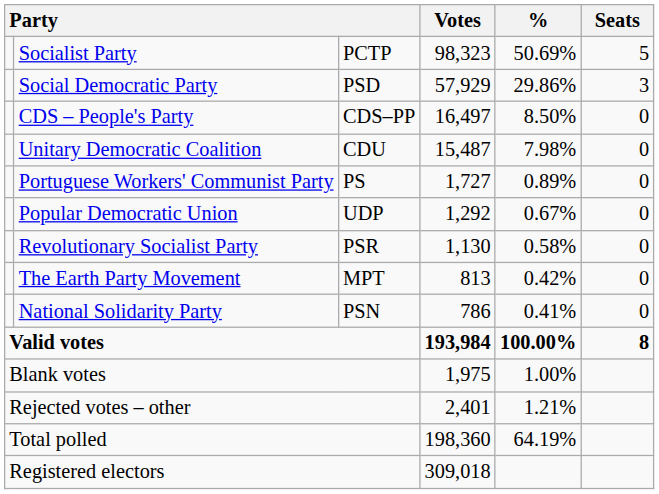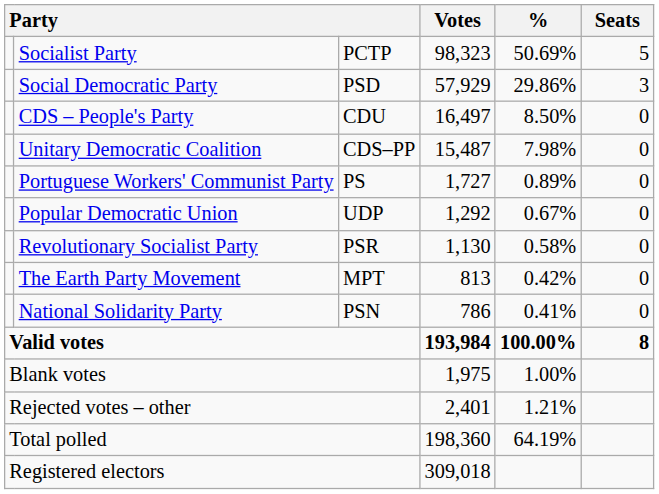(379, 117) CDS–PP -> (364, 117) CDU
(364, 149) CDU -> (379, 149) CDS–PP
